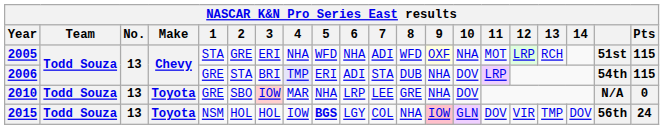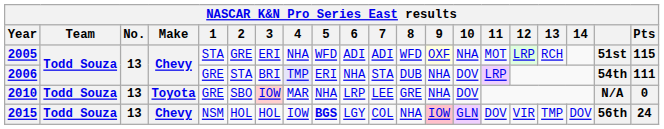(354, 54) NHA -> (354, 54) ADI
(354, 74) ADI -> (354, 74) NHA
(644, 74) 115 -> (644, 74) 111
(174, 114) Toyota -> (174, 114) Chevy
